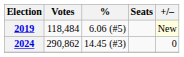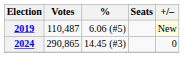(63, 28) 118,484 -> (63, 28) 110,487
(63, 44) 290,862 -> (63, 44) 290,865
